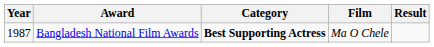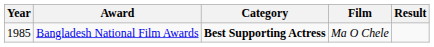(19, 32) 1987 -> (19, 32) 1985
